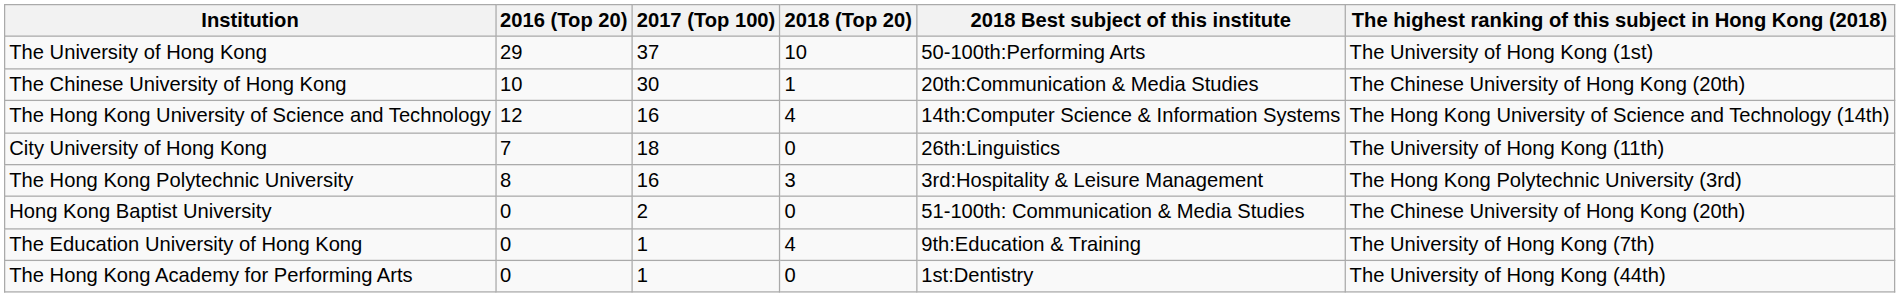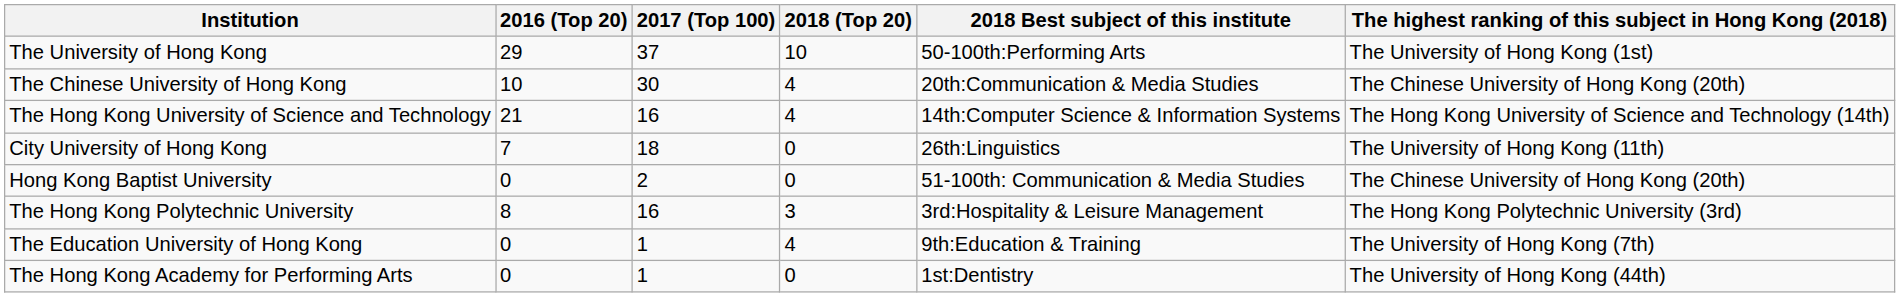(790, 84) 1 -> (790, 84) 4
(511, 116) 12 -> (511, 116) 21
rows swapped: (181, 180) <-> (140, 212)
